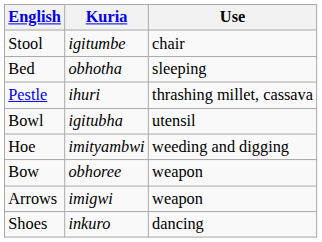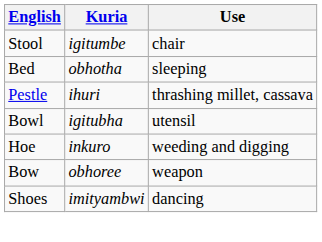(107, 146) imityambwi -> (89, 146) inkuro
- row: (33, 198)
(89, 224) inkuro -> (107, 198) imityambwi
